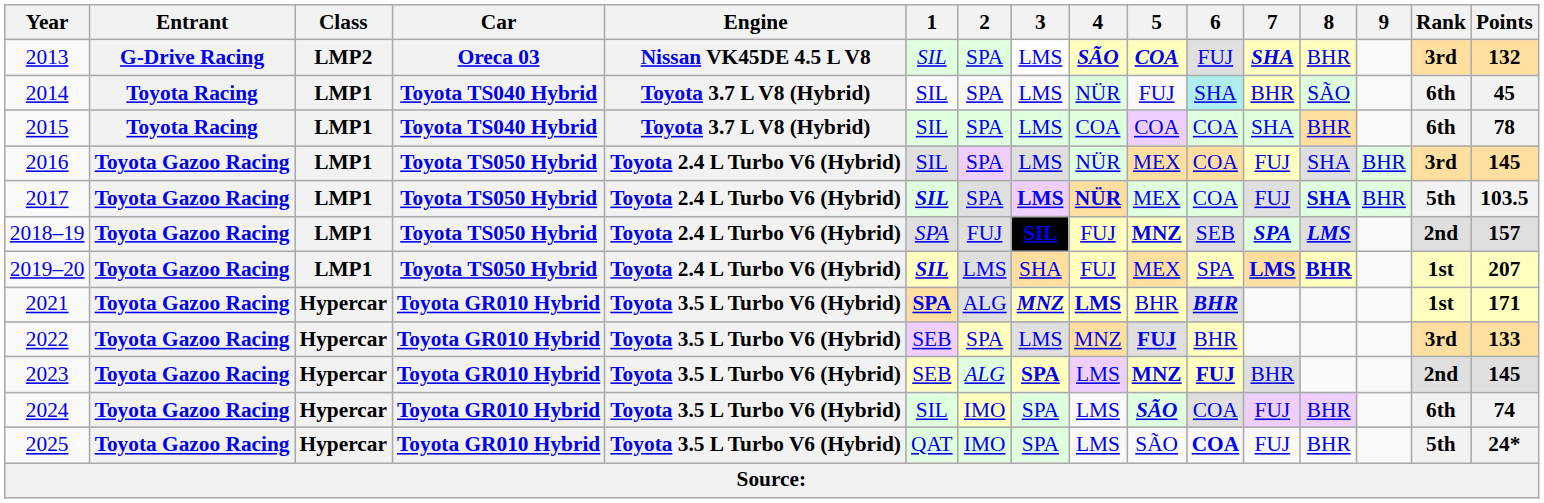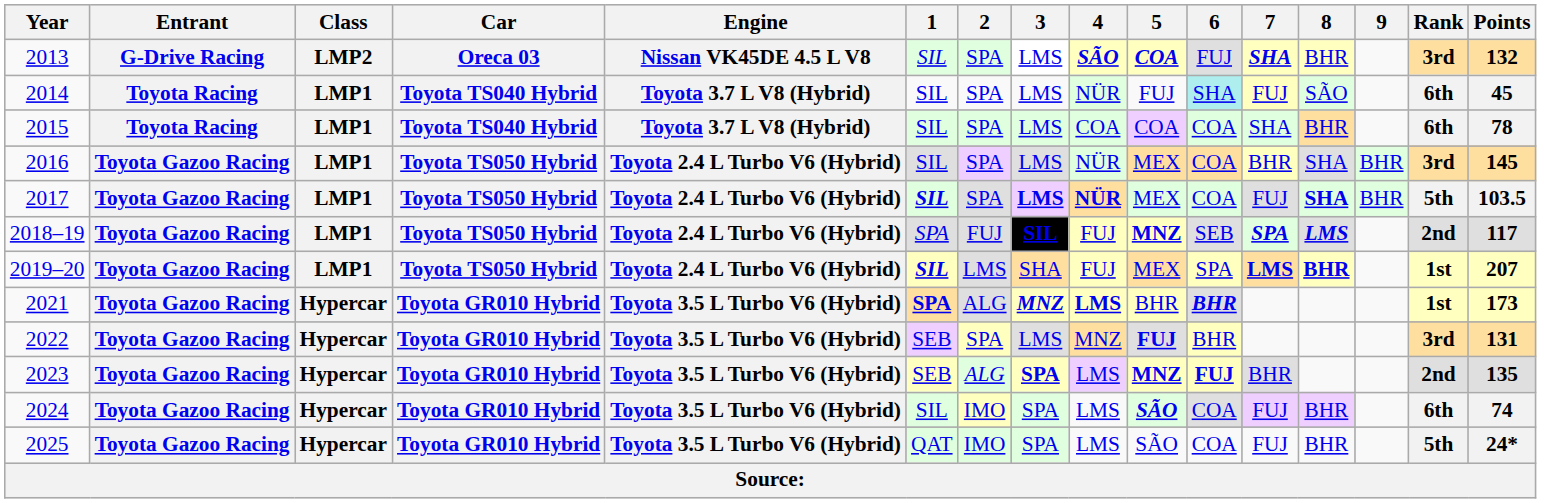(1272, 92) BHR -> (1270, 92) FUJ
(1272, 162) FUJ -> (1270, 162) BHR
(1504, 233) 157 -> (1502, 233) 117
(1504, 303) 171 -> (1502, 303) 173
(1504, 338) 133 -> (1502, 338) 131
(1504, 373) 145 -> (1502, 373) 135
(1215, 444) bold -> (1214, 444) normal
